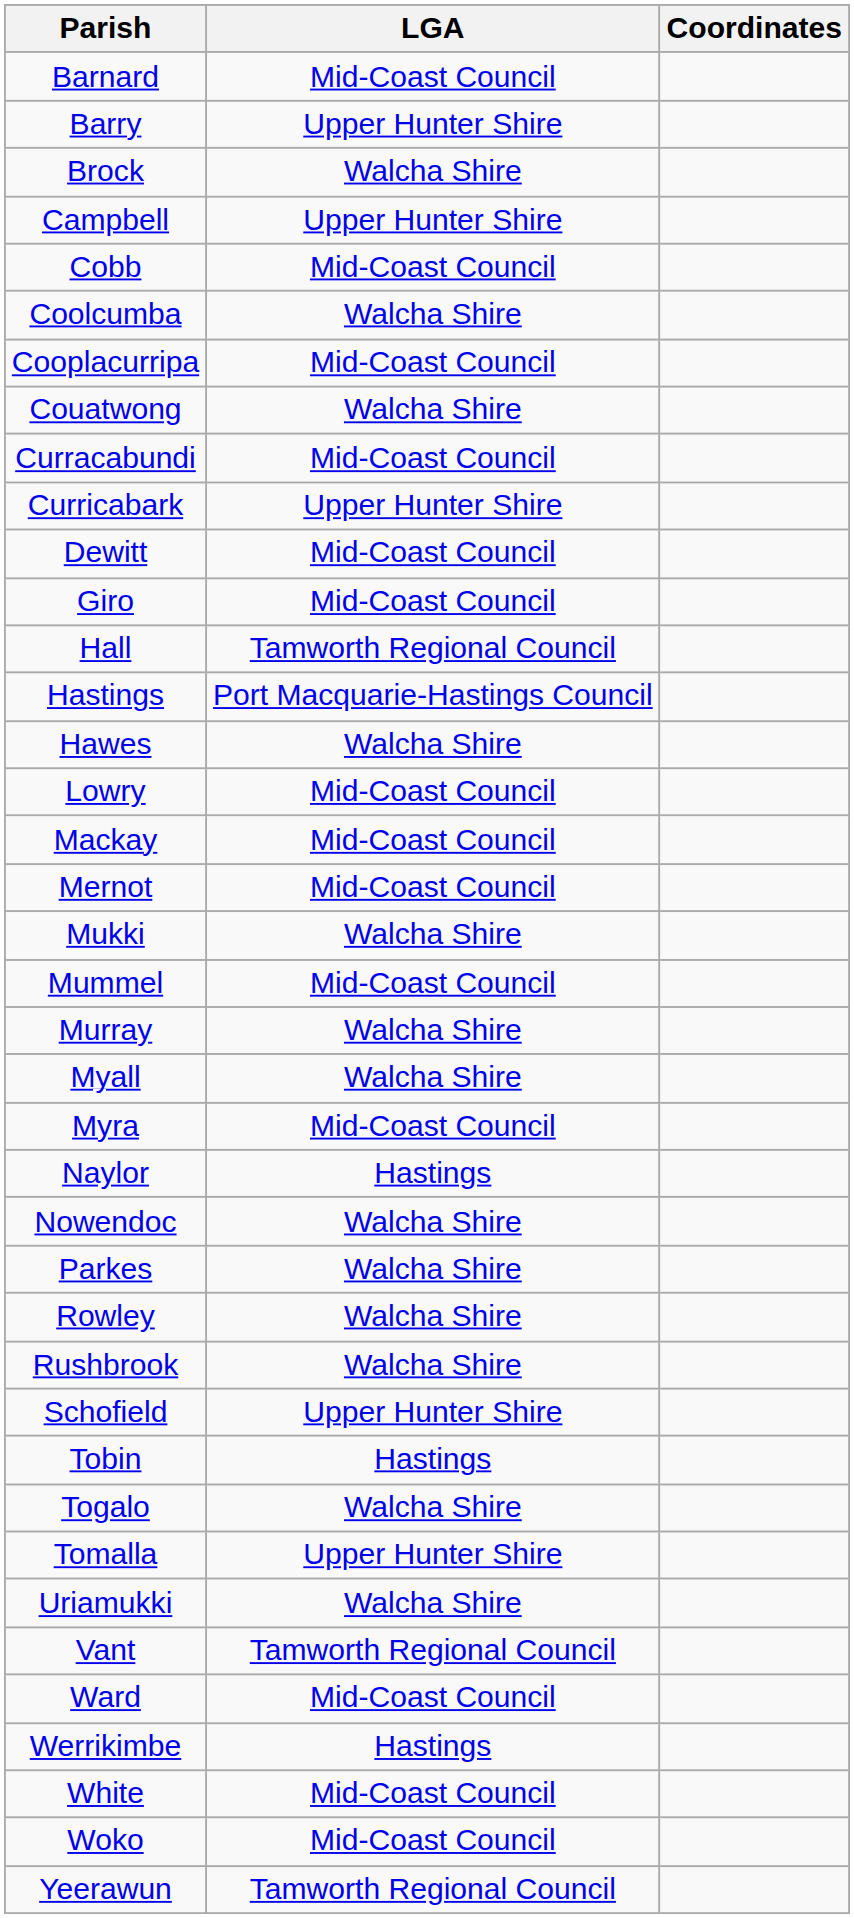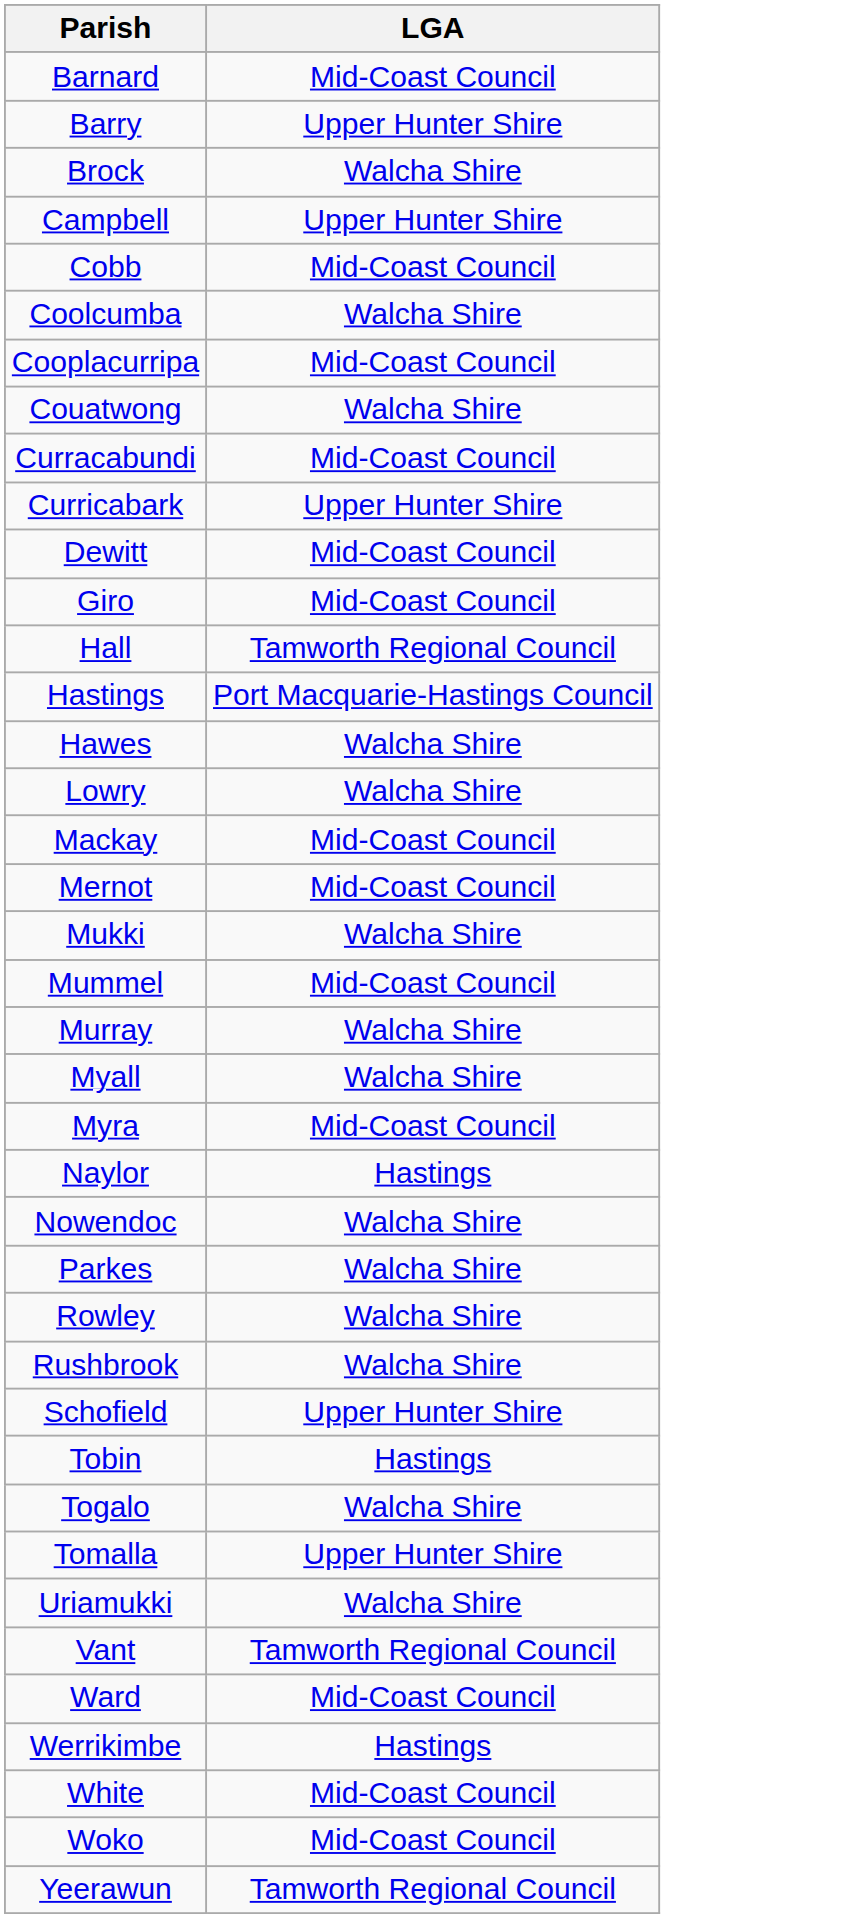- column: (754, 28)
(433, 791) Mid-Coast Council -> (433, 791) Walcha Shire
